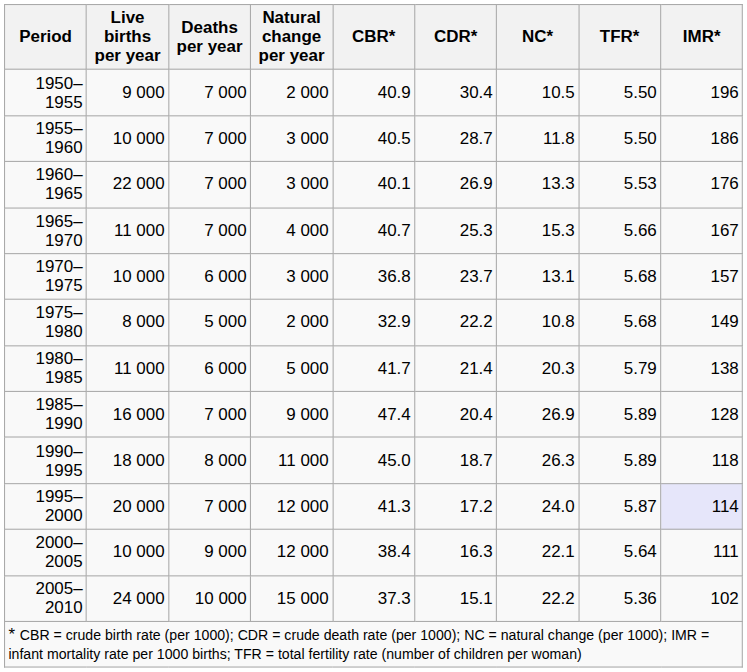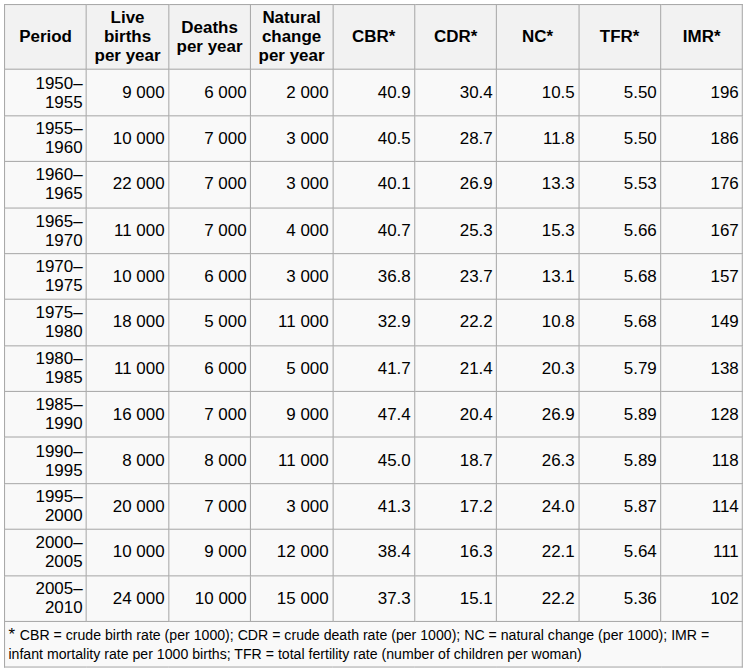(225, 92) 7 000 -> (225, 92) 6 000
(143, 322) 8 000 -> (139, 322) 18 000
(307, 322) 2 000 -> (303, 322) 11 000
(139, 460) 18 000 -> (143, 460) 8 000
(303, 506) 12 000 -> (307, 506) 3 000
(725, 506) lavender background -> (725, 506) no background
